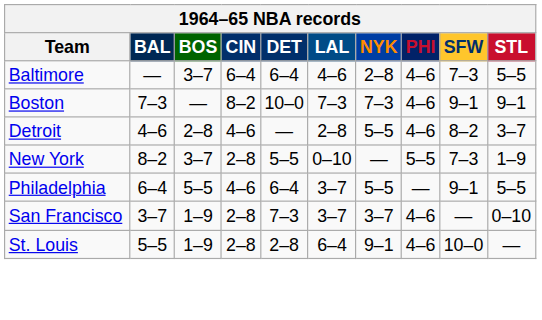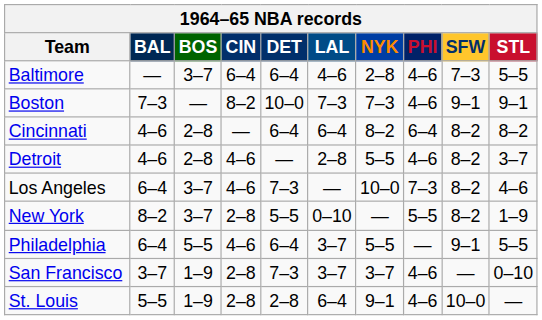+ row: (48, 131)
+ row: (57, 188)
(463, 160) 7–3 -> (466, 216) 8–2
